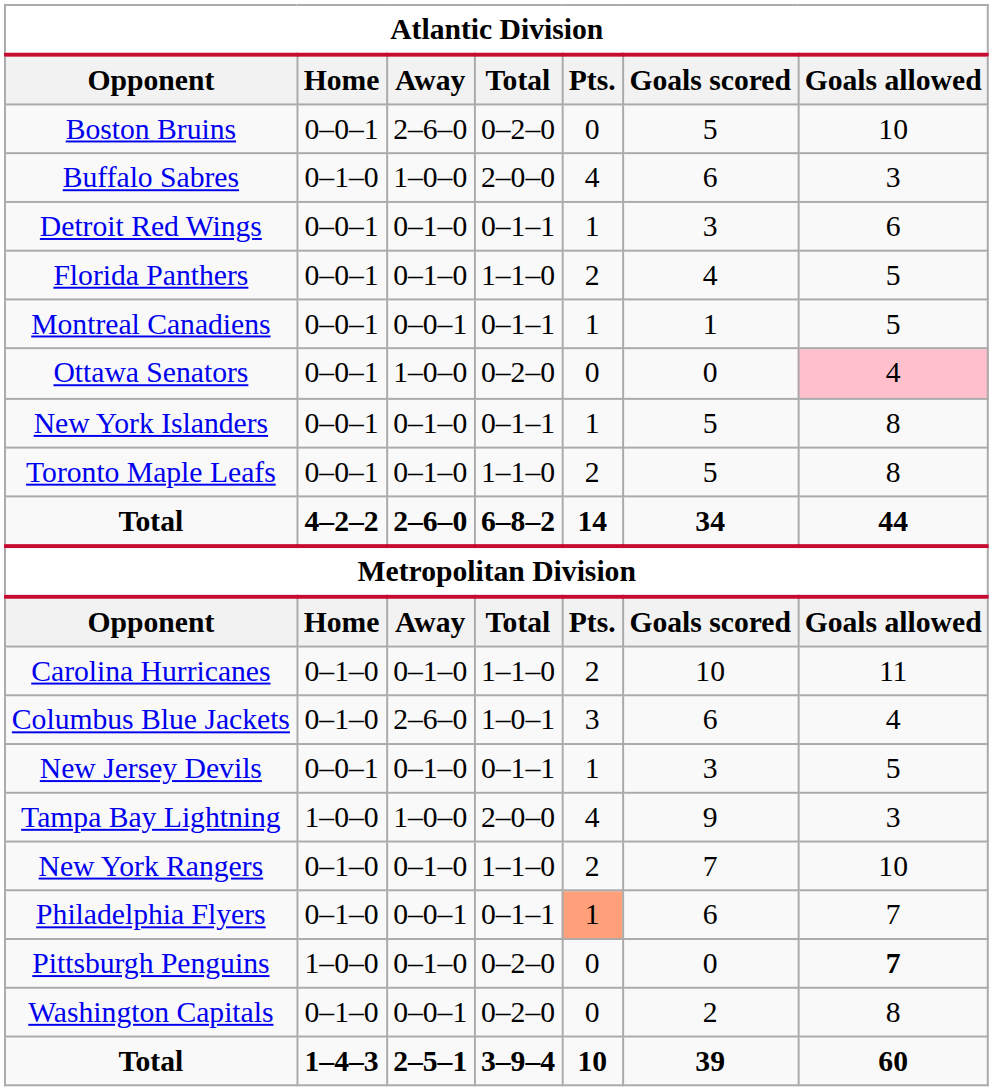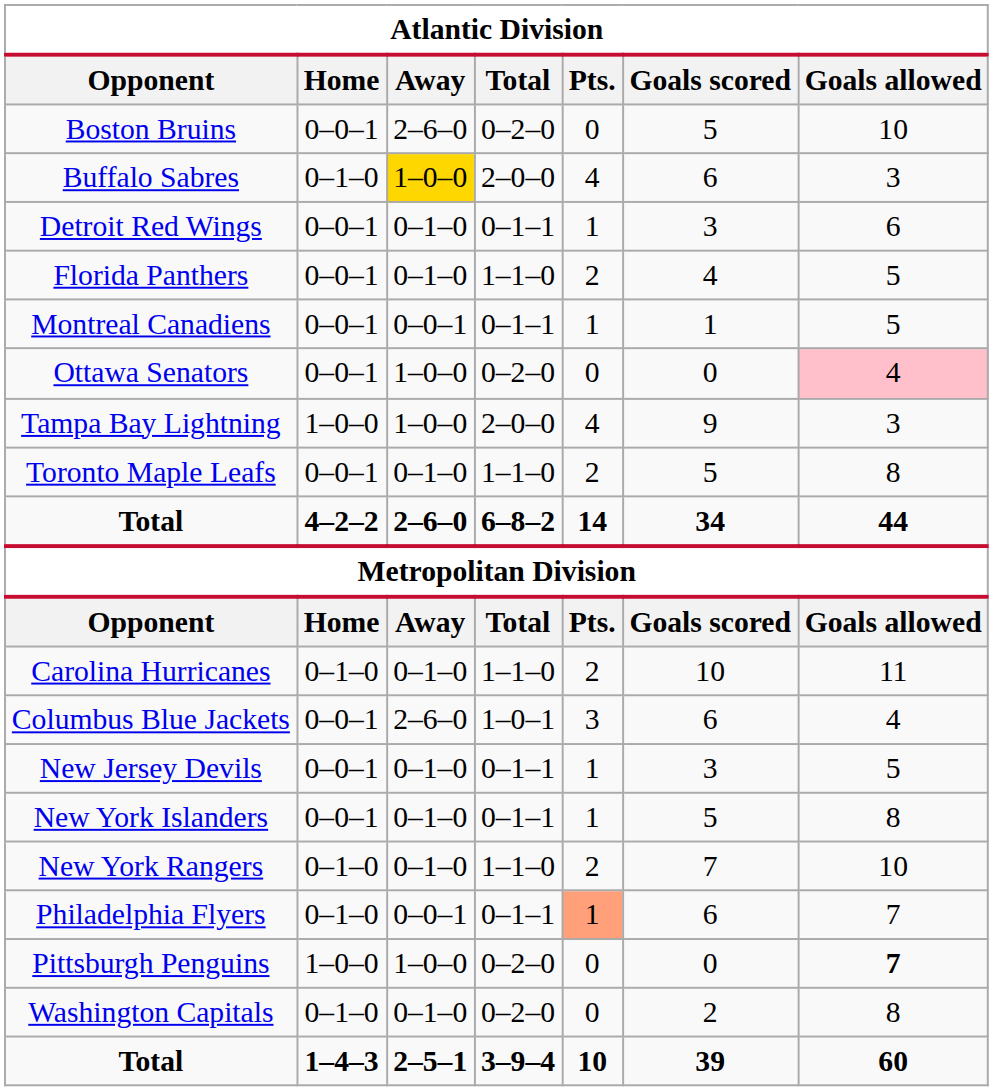(430, 177) no background -> (430, 177) gold background
rows swapped: (151, 816) <-> (151, 422)
(342, 719) 0–1–0 -> (342, 719) 0–0–1
(430, 963) 0–1–0 -> (430, 963) 1–0–0
(430, 1012) 0–0–1 -> (430, 1012) 0–1–0
